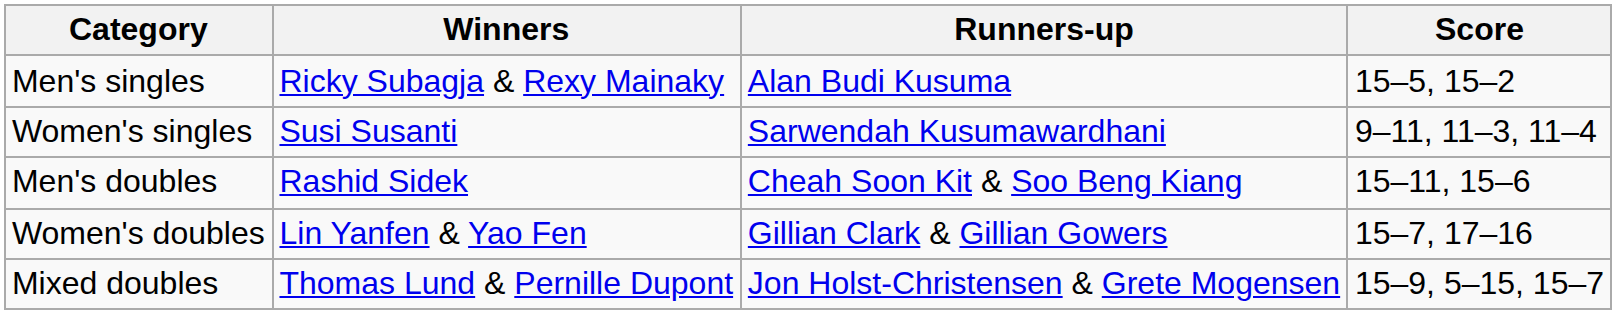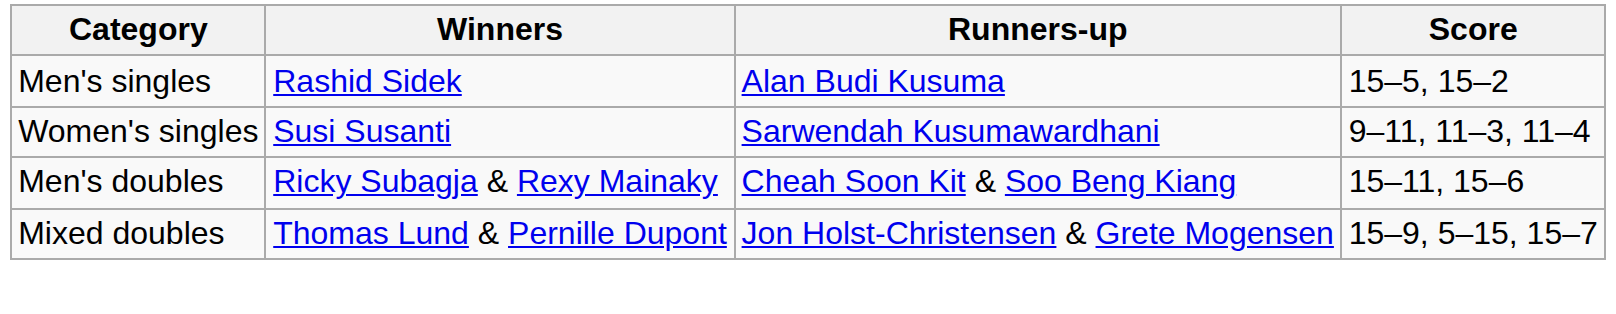(502, 80) Ricky Subagja & Rexy Mainaky -> (368, 80) Rashid Sidek
(374, 182) Rashid Sidek -> (496, 182) Ricky Subagja & Rexy Mainaky
- row: (138, 232)
